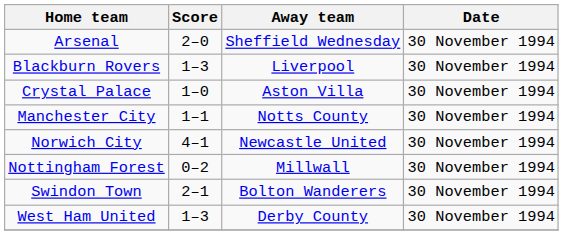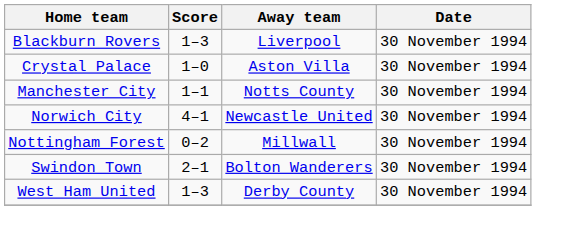- row: (86, 42)
